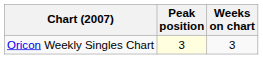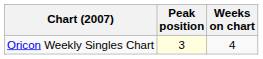(232, 44) 3 -> (232, 44) 4
